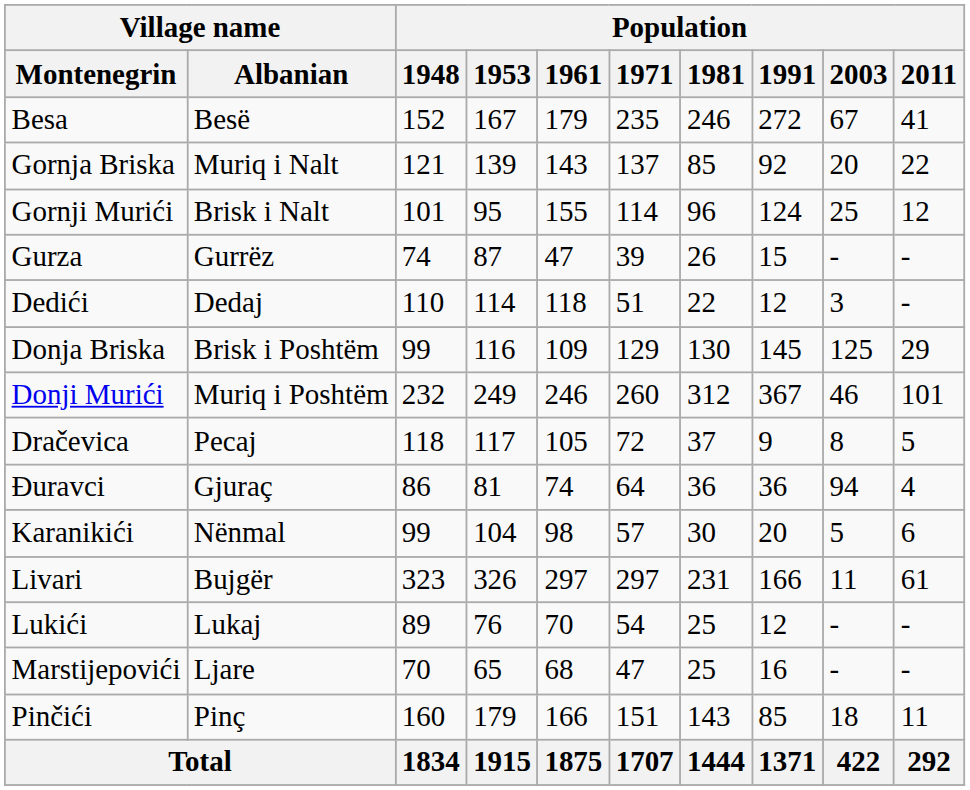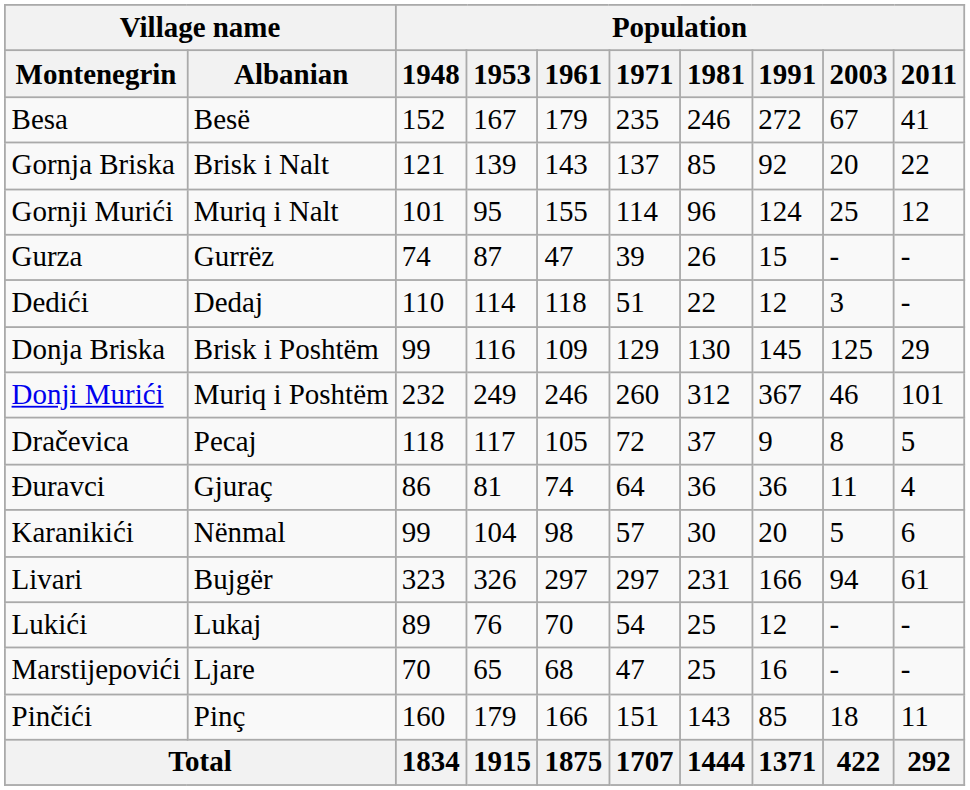(266, 165) Muriq i Nalt -> (261, 165) Brisk i Nalt
(261, 211) Brisk i Nalt -> (266, 211) Muriq i Nalt
(844, 486) 94 -> (843, 486) 11
(843, 578) 11 -> (844, 578) 94
